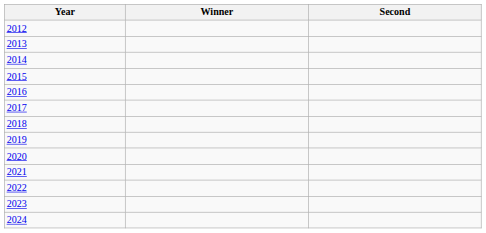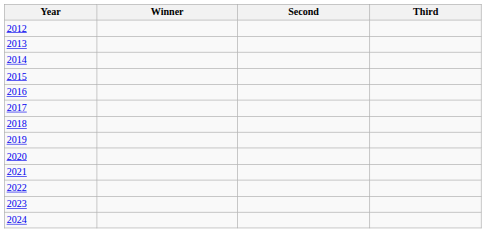+ column: (426, 12)
